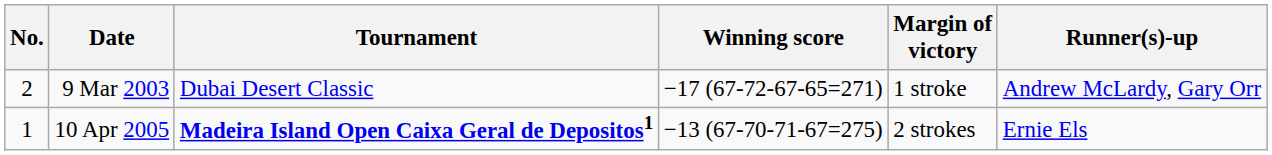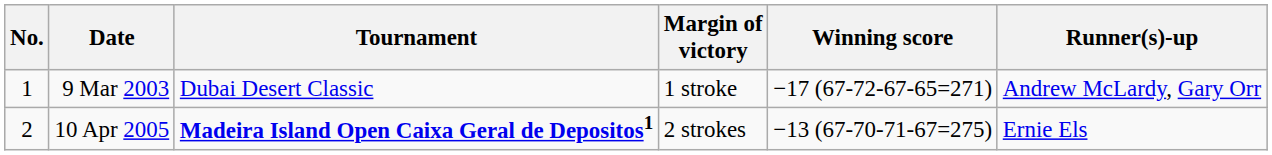columns swapped: (773, 37) <-> (943, 37)
(27, 88) 2 -> (27, 88) 1
(27, 128) 1 -> (27, 128) 2
